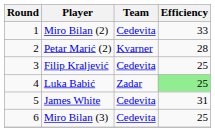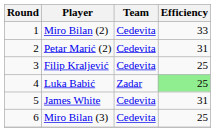(135, 48) Kvarner -> (136, 48) Cedevita
(202, 48) 28 -> (202, 48) 31
